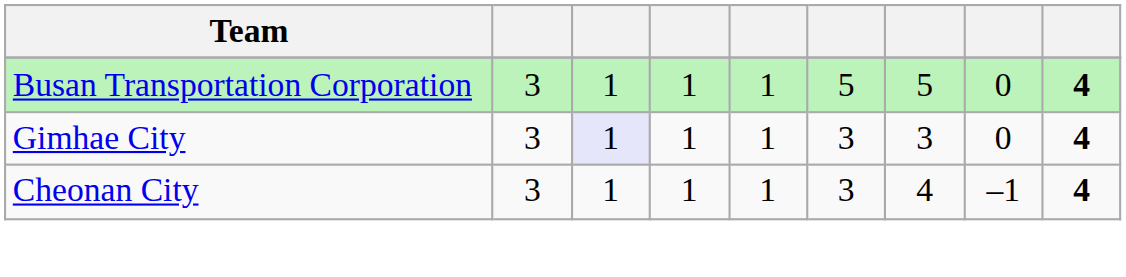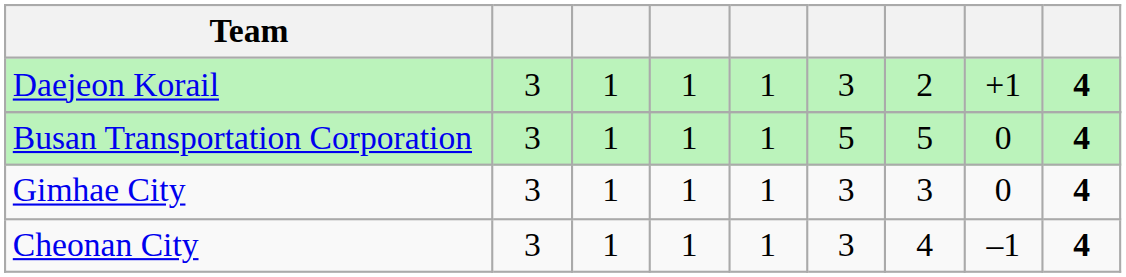+ row: (116, 84)
(611, 137) lavender background -> (611, 191) no background
